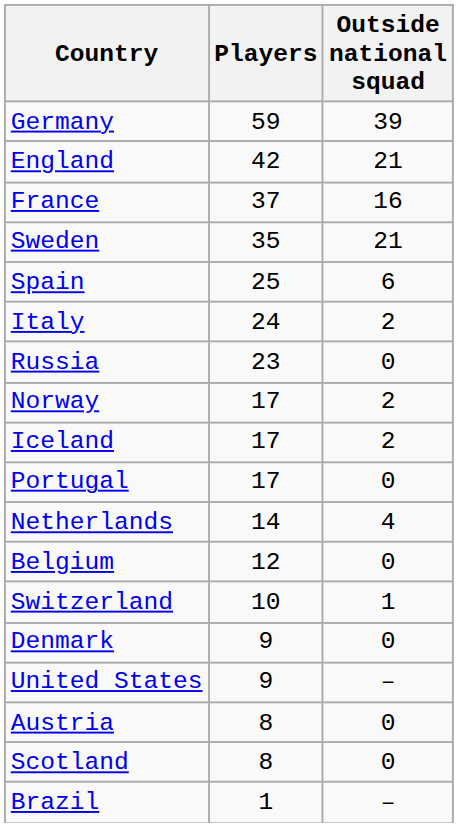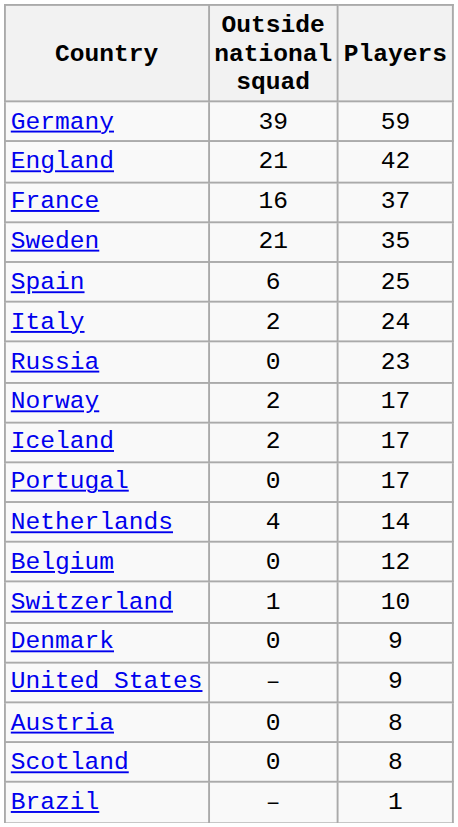columns swapped: (266, 53) <-> (388, 53)
